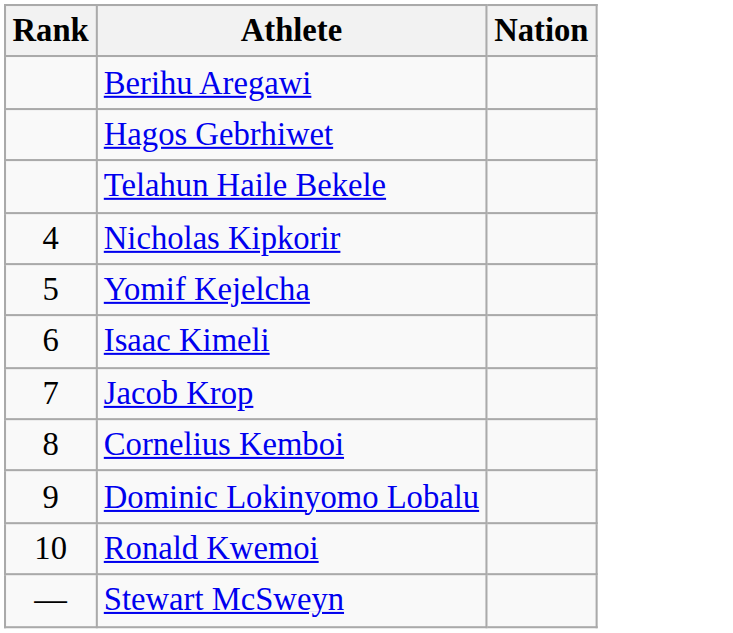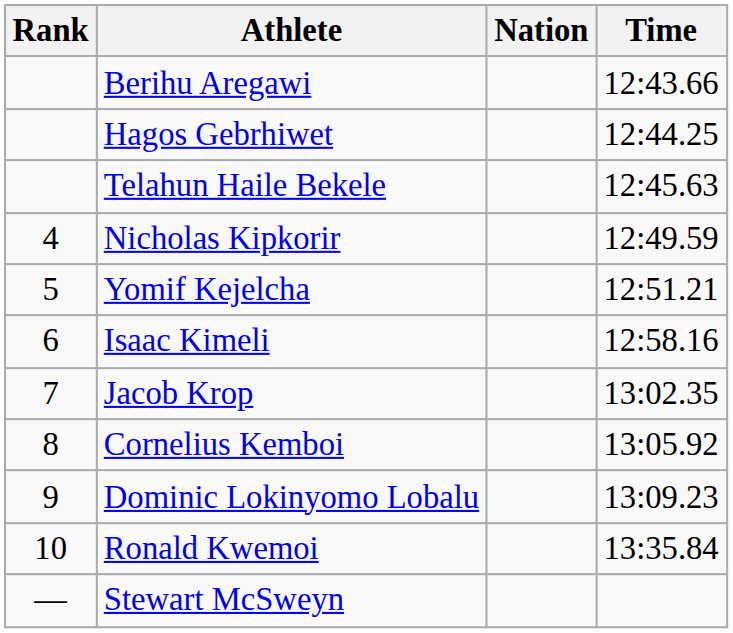+ column: (661, 30)
